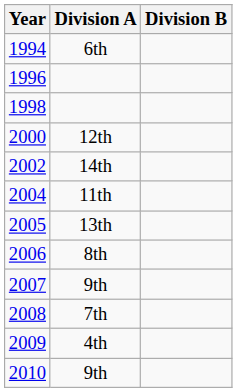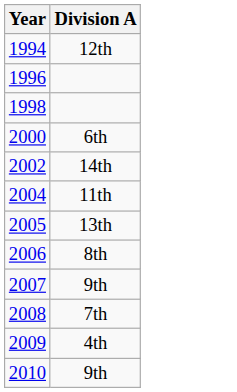- column: (186, 19)
(96, 48) 6th -> (96, 48) 12th
(96, 136) 12th -> (96, 136) 6th
